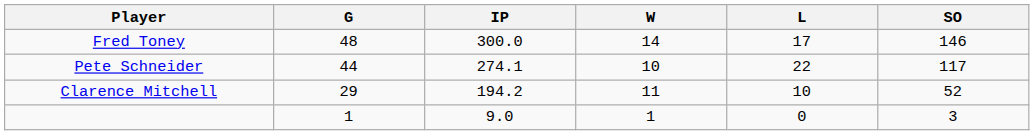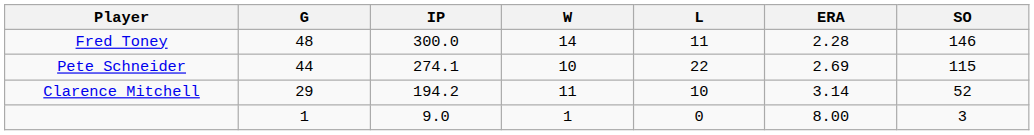+ column: (831, 17)
(802, 42) 17 -> (699, 42) 11
(953, 67) 117 -> (962, 67) 115
